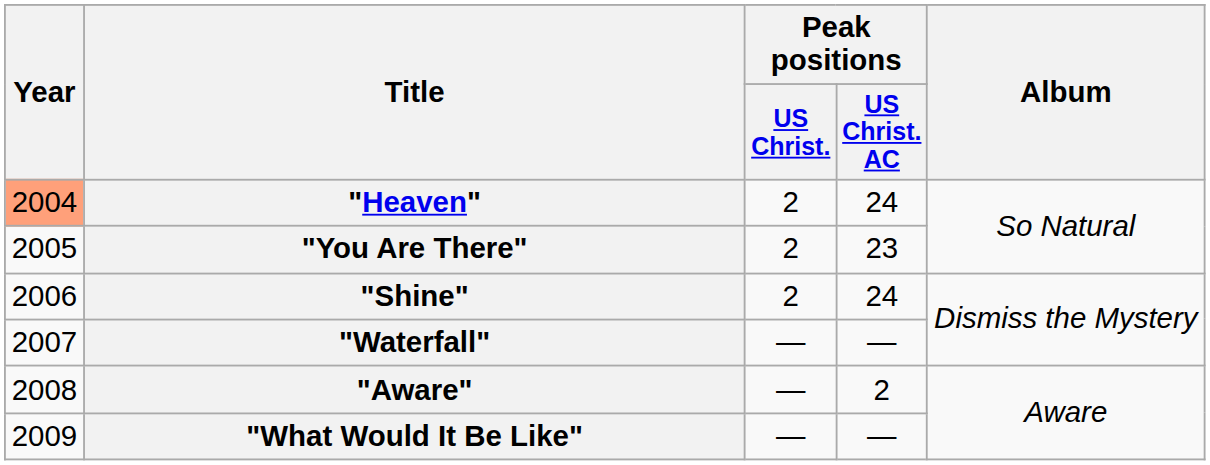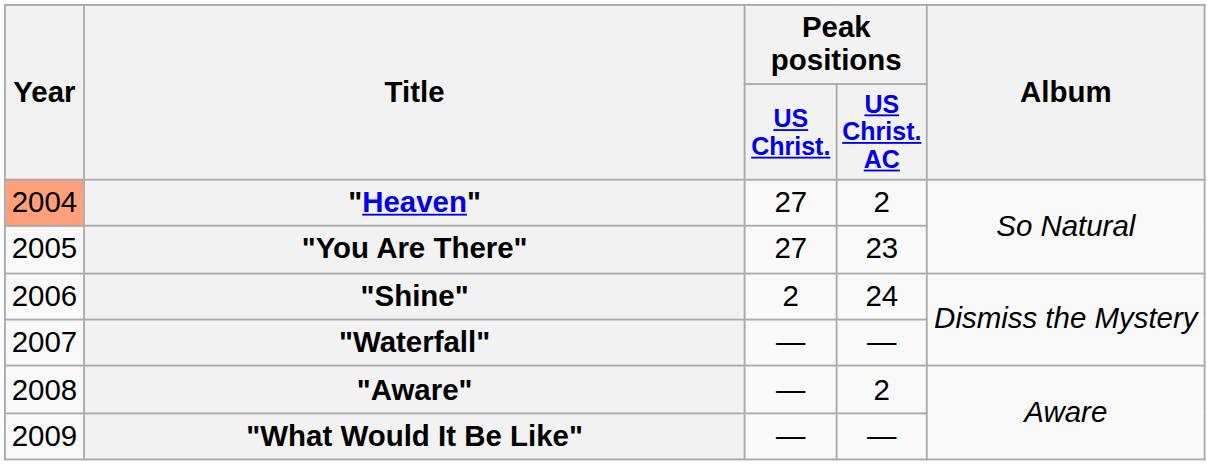(791, 202) 2 -> (791, 202) 27
(882, 202) 24 -> (882, 202) 2
(791, 248) 2 -> (791, 248) 27
